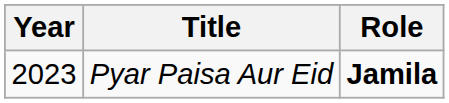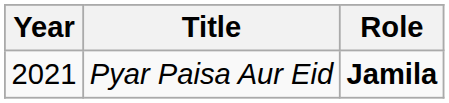(44, 73) 2023 -> (44, 73) 2021
